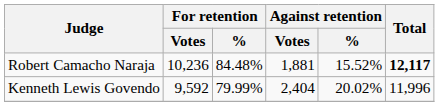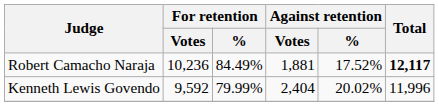(239, 64) 84.48% -> (239, 64) 84.49%
(359, 64) 15.52% -> (359, 64) 17.52%
